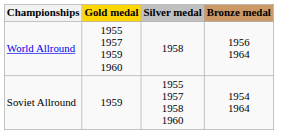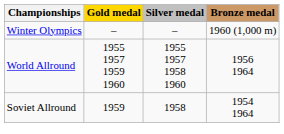+ row: (44, 30)
(173, 48) 1958 -> (175, 65) 1955 1957 1958 1960
(173, 102) 1955 1957 1958 1960 -> (175, 107) 1958
